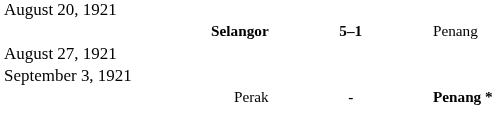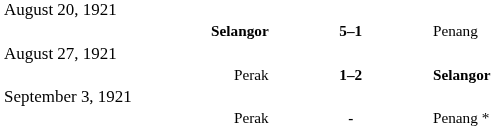+ row: (251, 74)
(463, 97) bold -> (461, 118) normal
